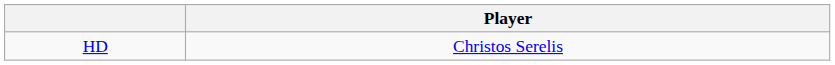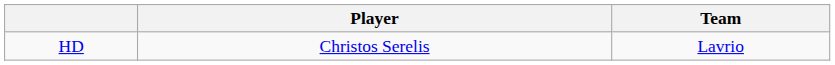+ column: (721, 18)
